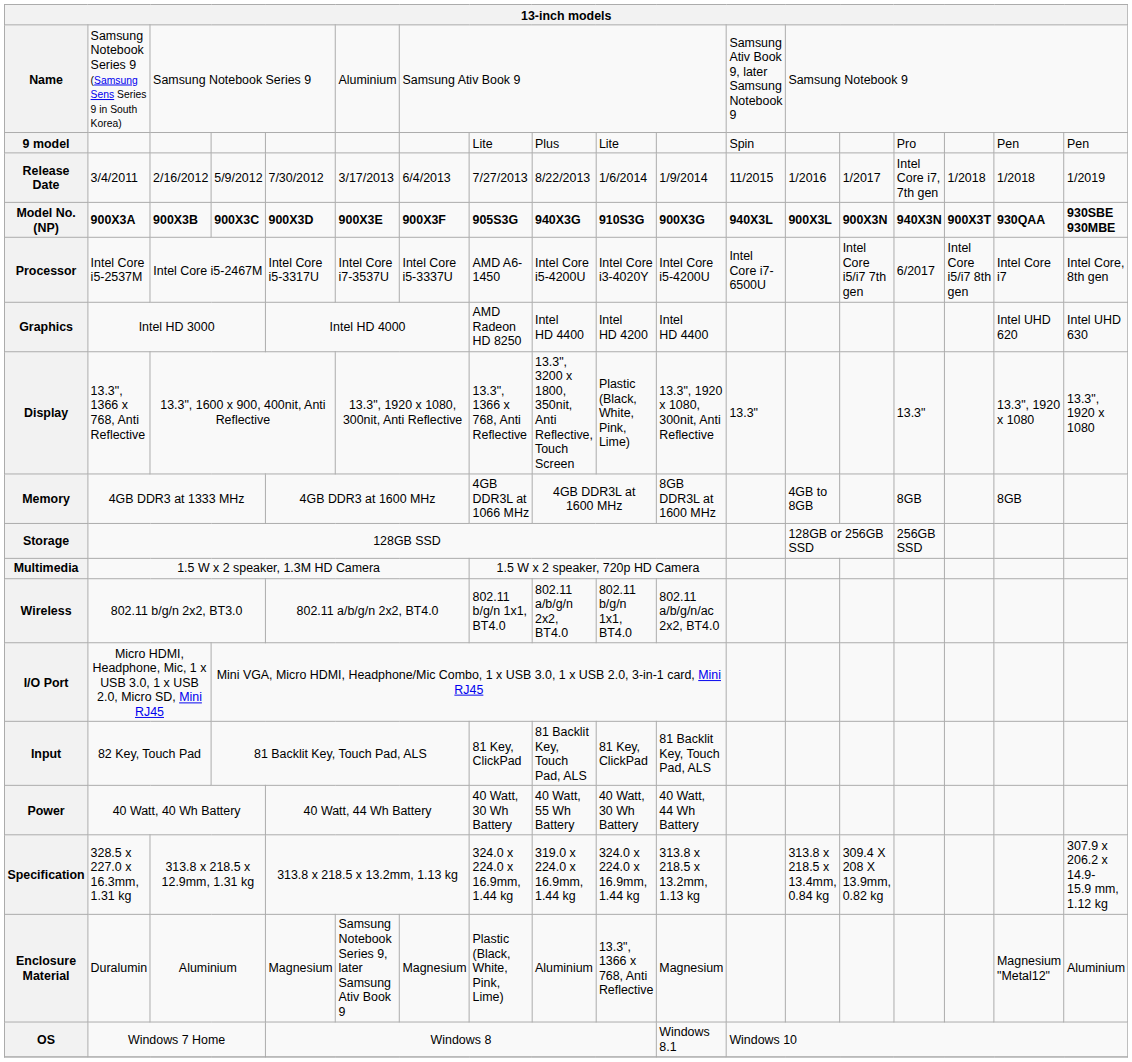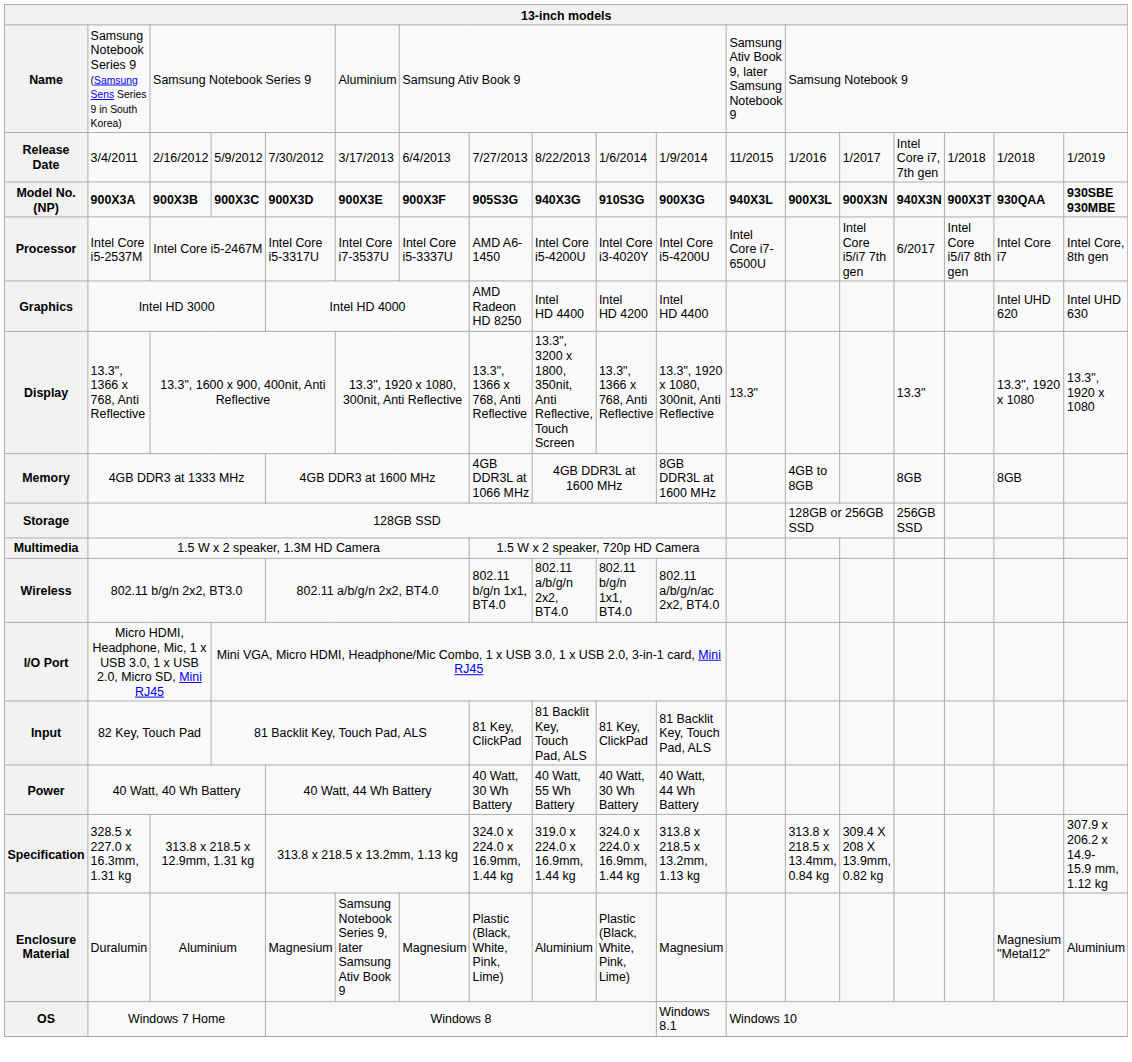- row: (46, 143)
(618, 412) Plastic (Black, White, Pink, Lime) -> (626, 392) 13.3", 1366 x 768, Anti Reflective
(626, 968) 13.3", 1366 x 768, Anti Reflective -> (618, 947) Plastic (Black, White, Pink, Lime)
